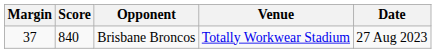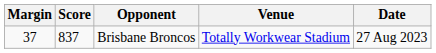(69, 37) 840 -> (69, 37) 837
